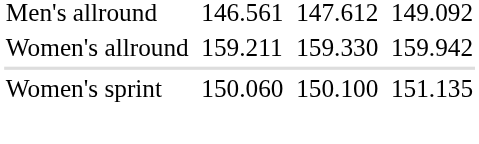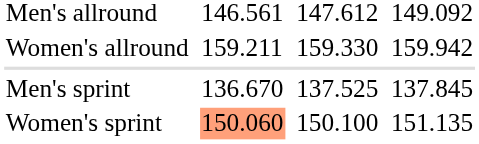+ row: (68, 88)
(242, 88) no background -> (242, 123) lightsalmon background
